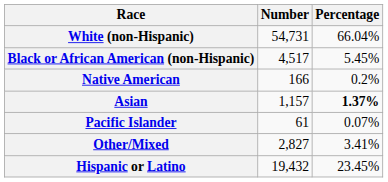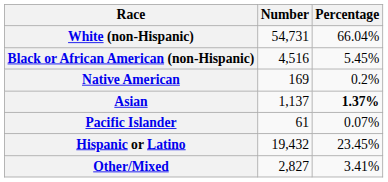(294, 58) 4,517 -> (294, 58) 4,516
(299, 79) 166 -> (299, 79) 169
(294, 101) 1,157 -> (294, 101) 1,137
rows swapped: (131, 144) <-> (131, 166)
